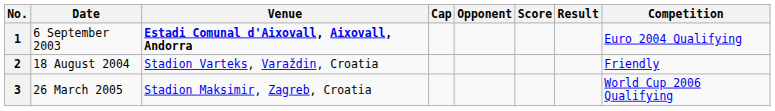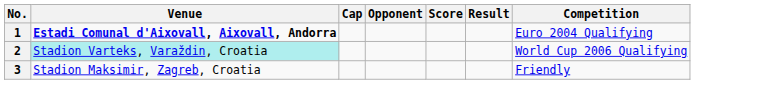- column: (86, 14)
(261, 64) no background -> (150, 51) paleturquoise background
(632, 64) Friendly -> (601, 51) World Cup 2006 Qualifying
(653, 89) World Cup 2006 Qualifying -> (543, 70) Friendly
